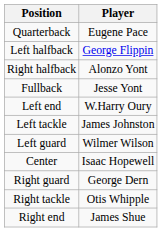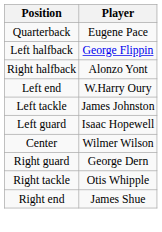- row: (42, 87)
(118, 143) Wilmer Wilson -> (118, 124) Isaac Hopewell
(118, 161) Isaac Hopewell -> (118, 143) Wilmer Wilson
